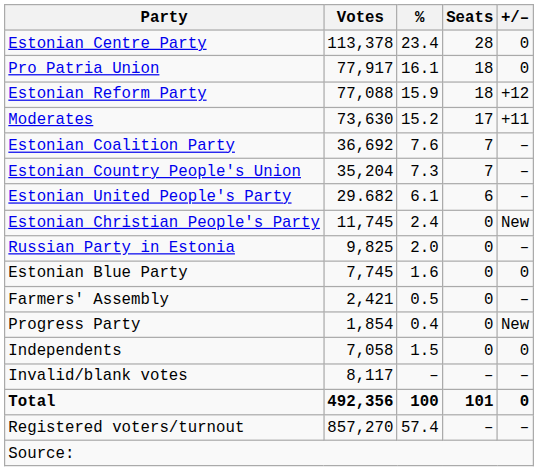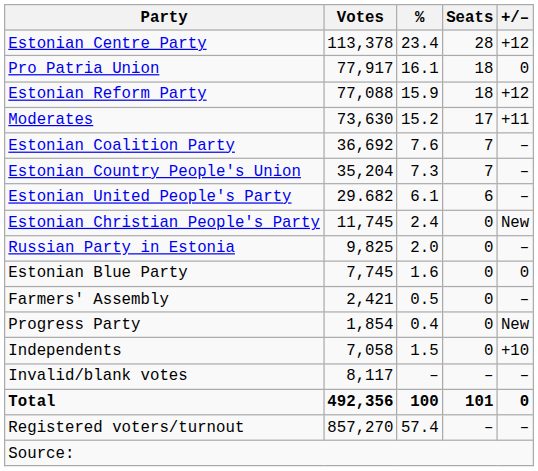(524, 43) 0 -> (515, 43) +12
(524, 351) 0 -> (515, 351) +10
